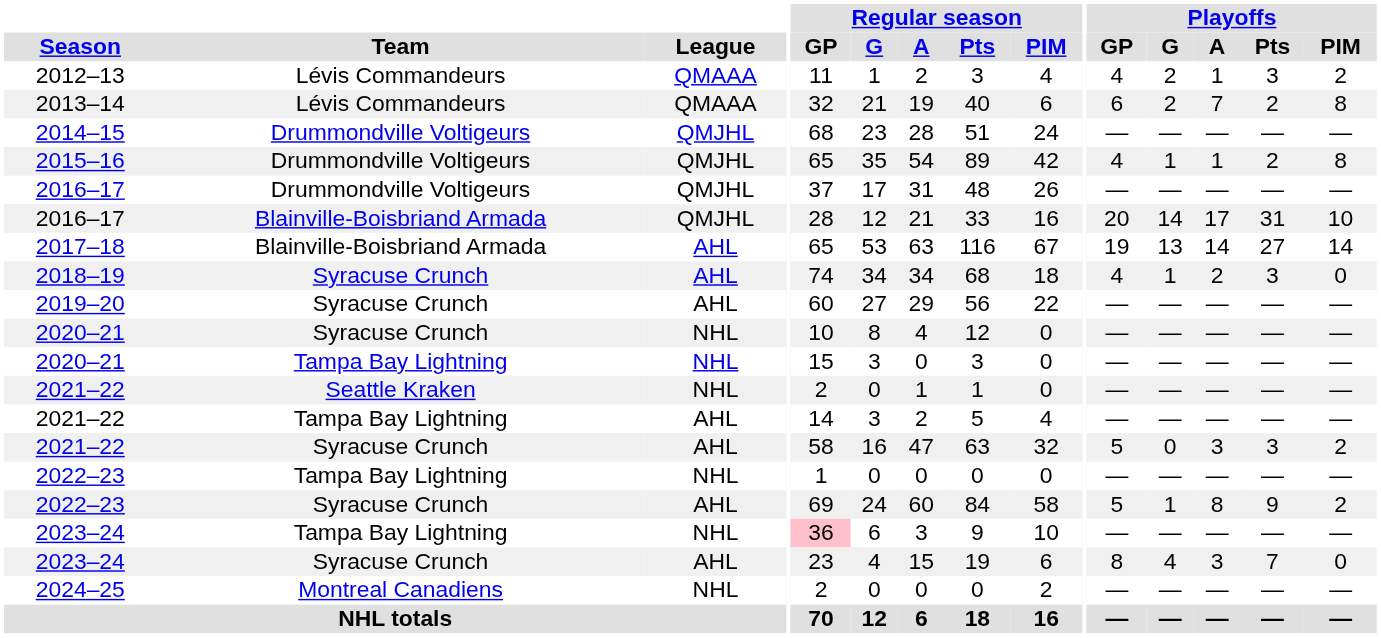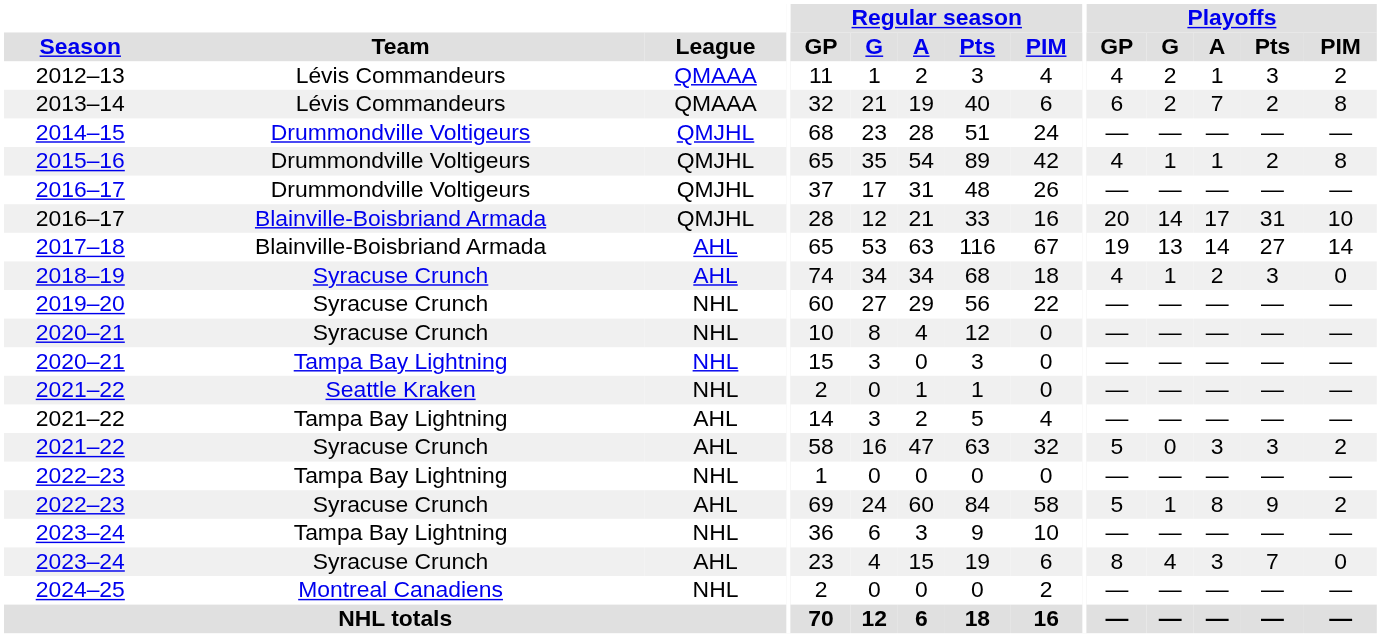(716, 304) AHL -> (716, 304) NHL
(821, 532) pink background -> (821, 532) no background
